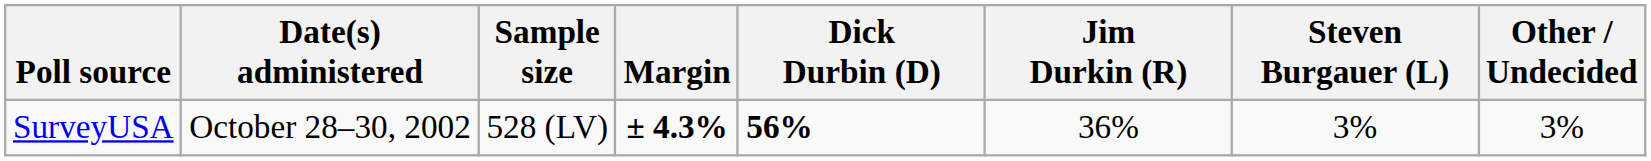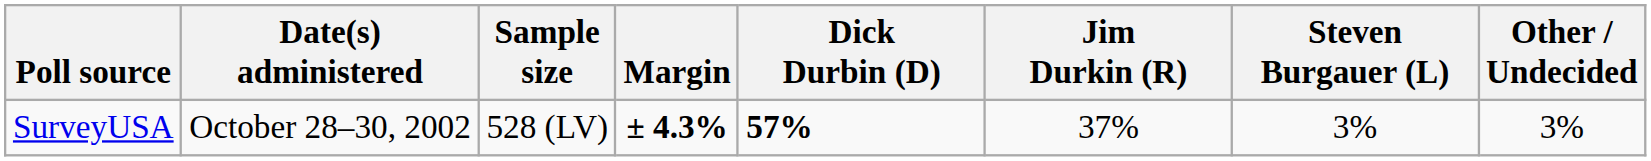(780, 126) 56% -> (780, 126) 57%
(1108, 126) 36% -> (1108, 126) 37%
